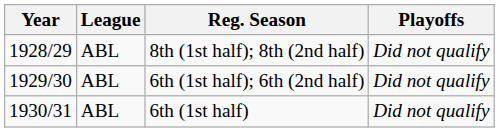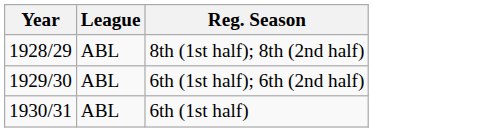- column: (431, 19)
